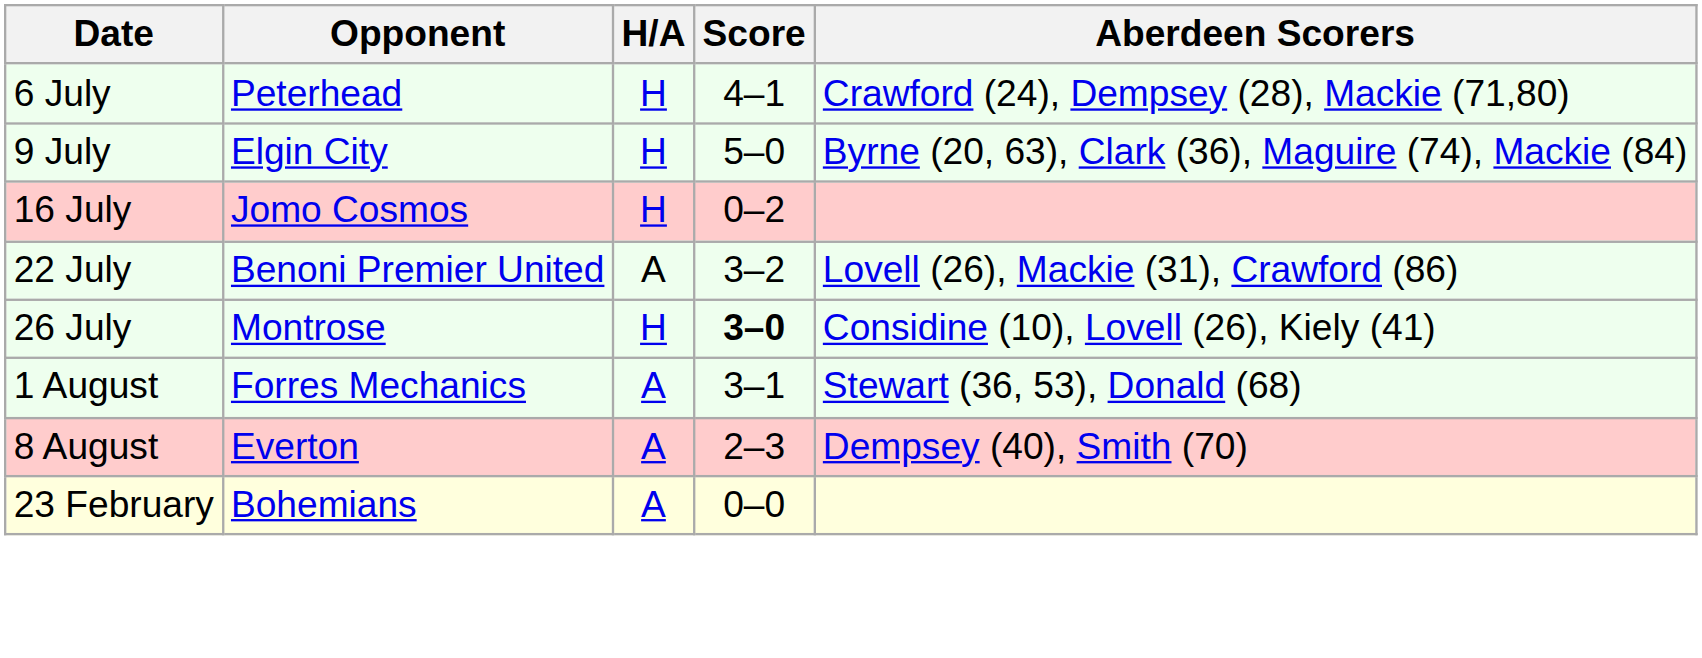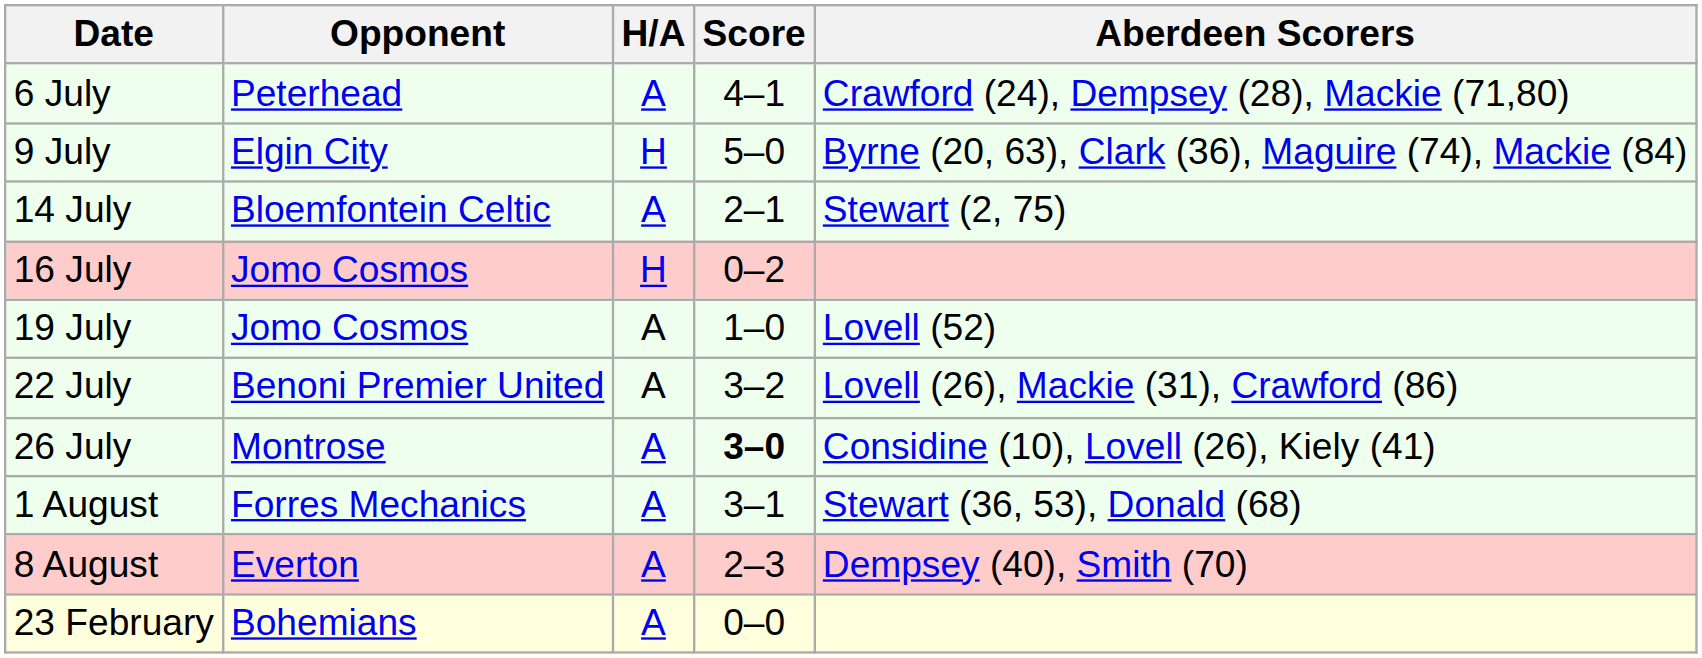(653, 92) H -> (653, 92) A
+ row: (73, 210)
+ row: (73, 328)
(653, 328) H -> (653, 446) A
